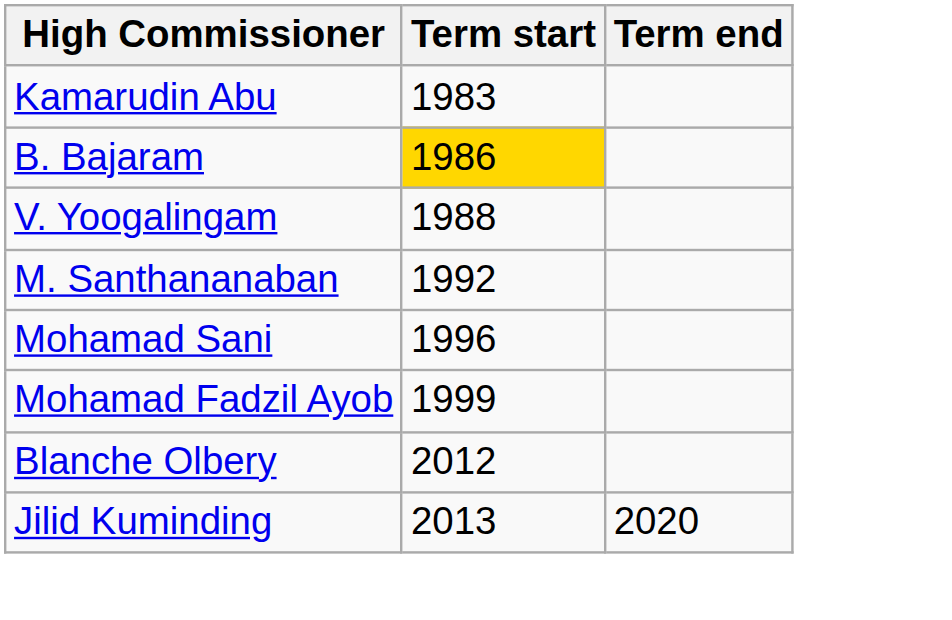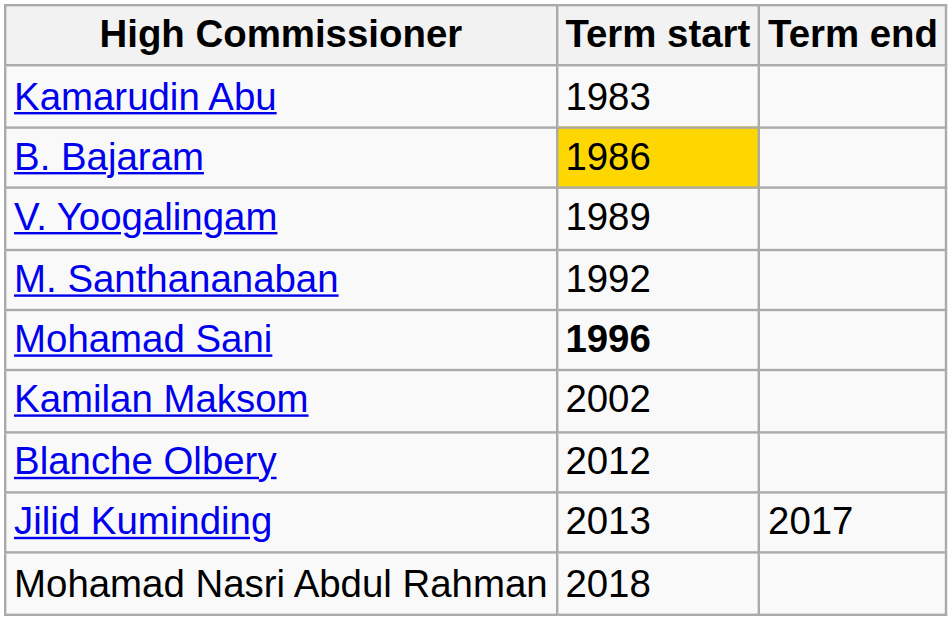(454, 217) 1988 -> (608, 217) 1989
(454, 339) normal -> (608, 339) bold
- row: (204, 400)
+ row: (161, 400)
(656, 522) 2020 -> (811, 522) 2017
+ row: (281, 583)
